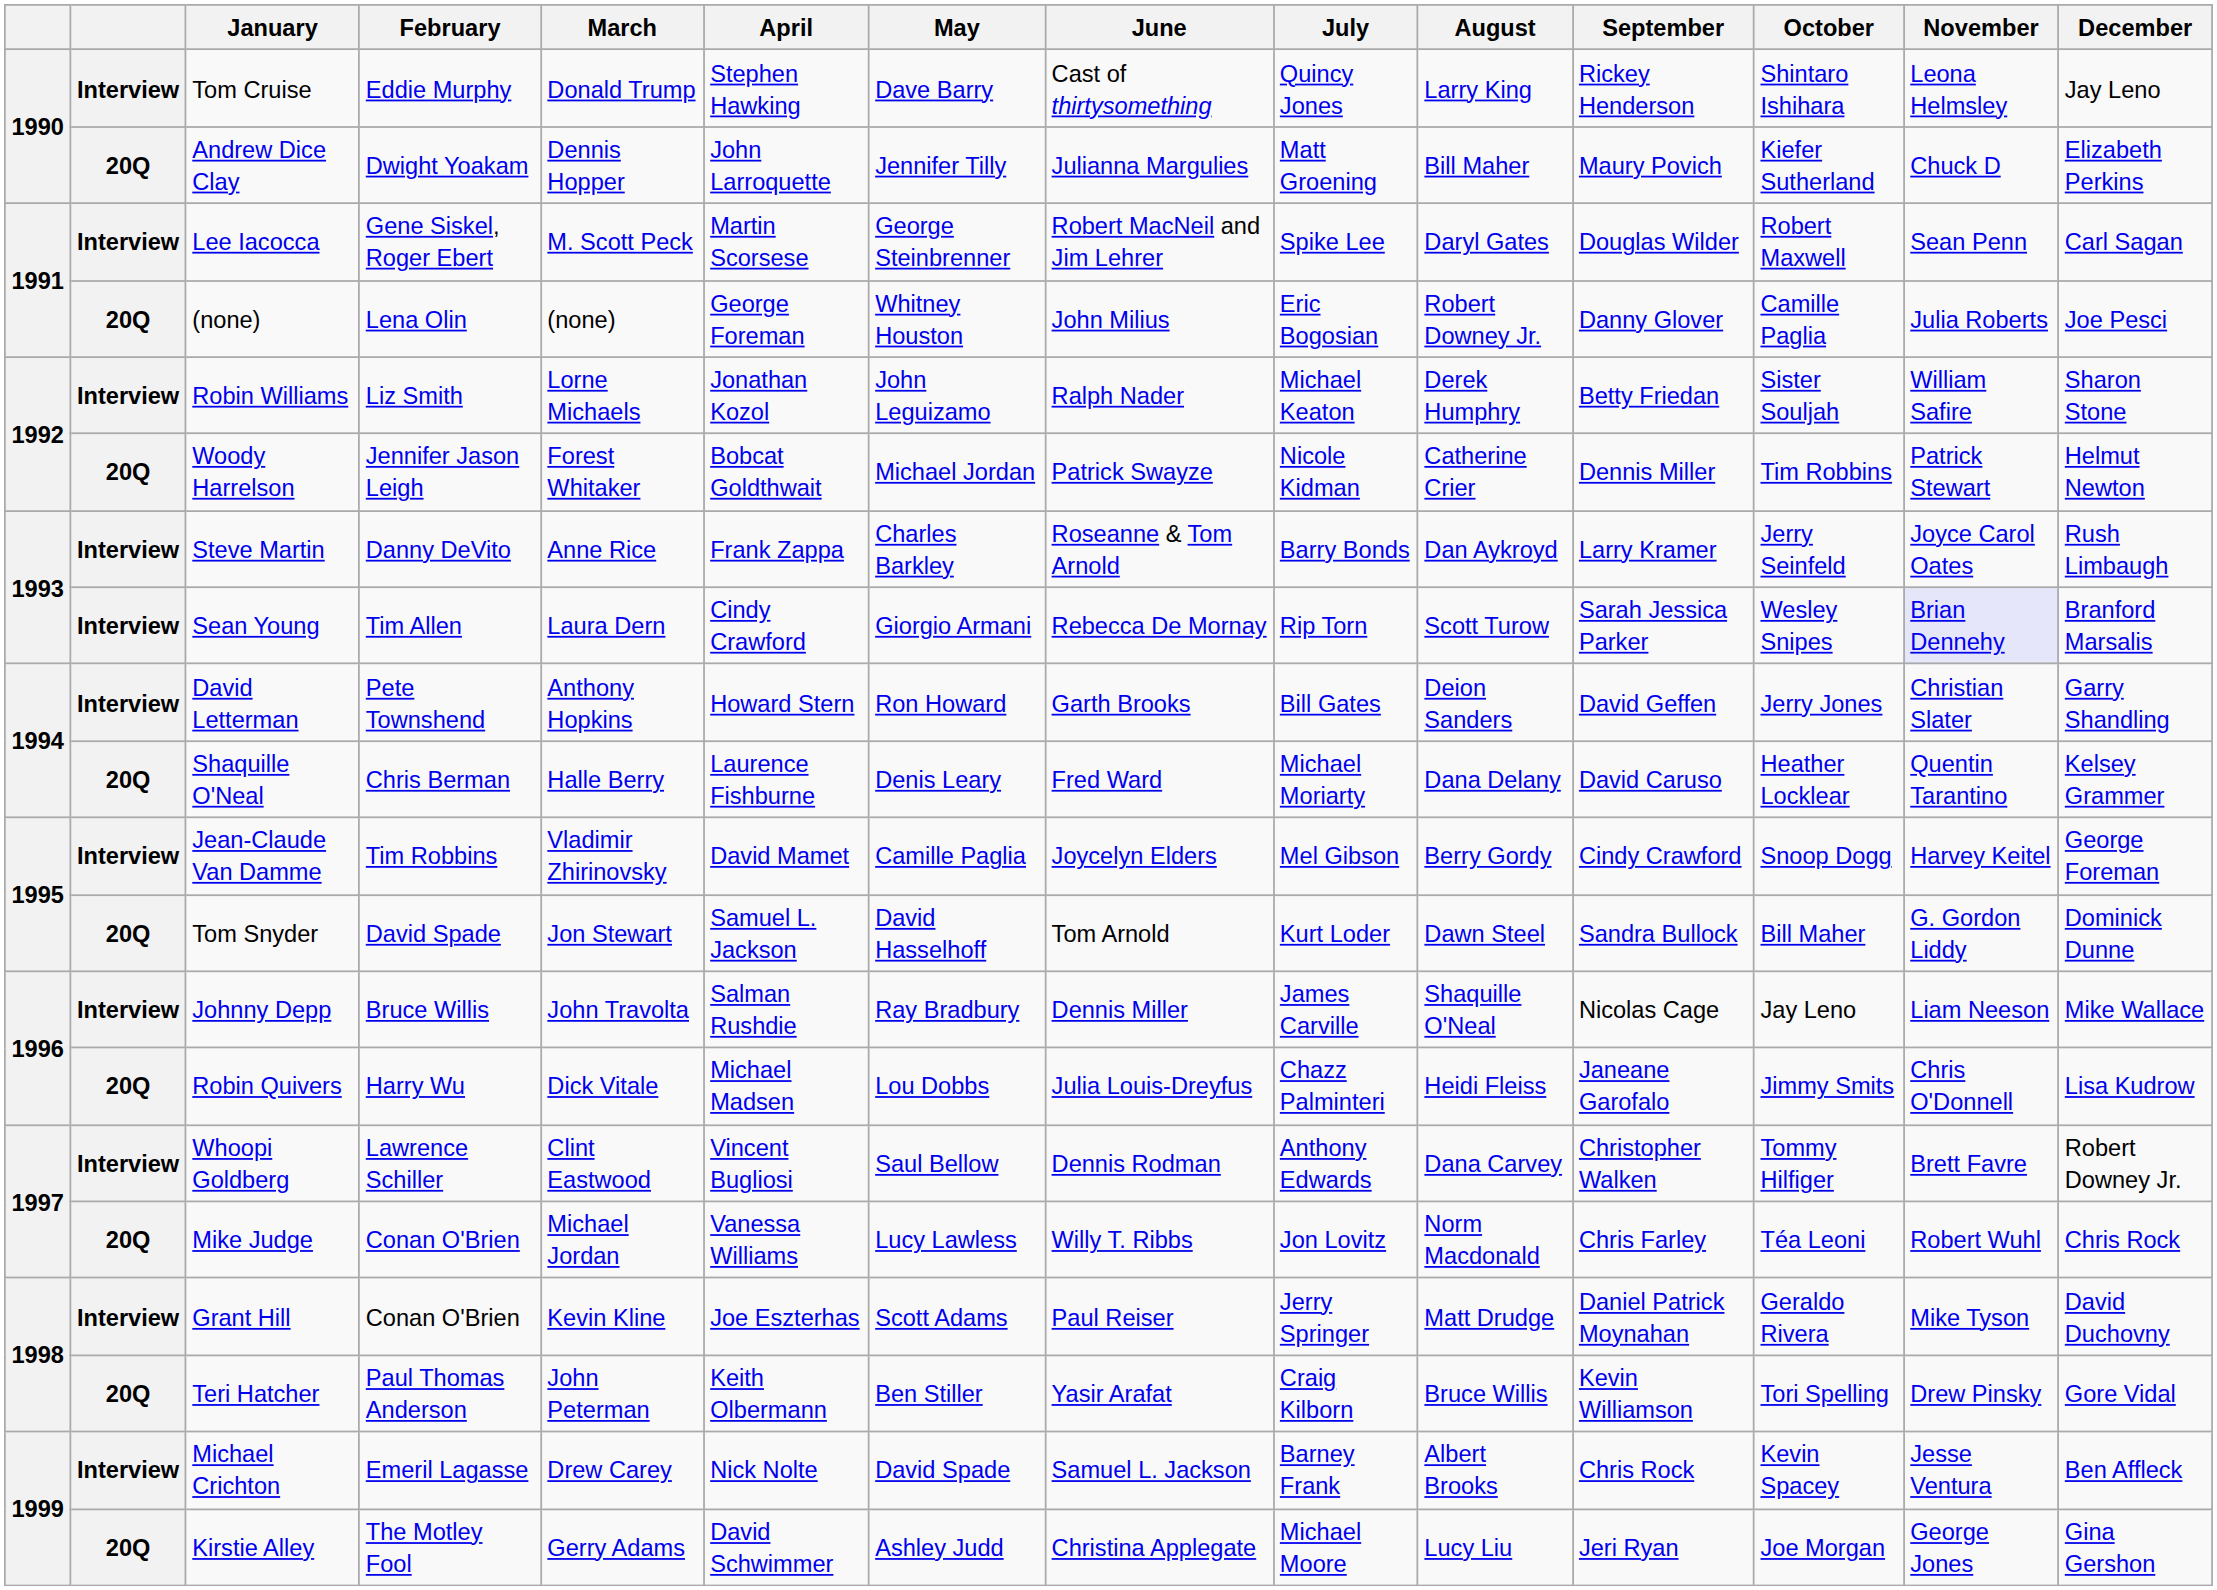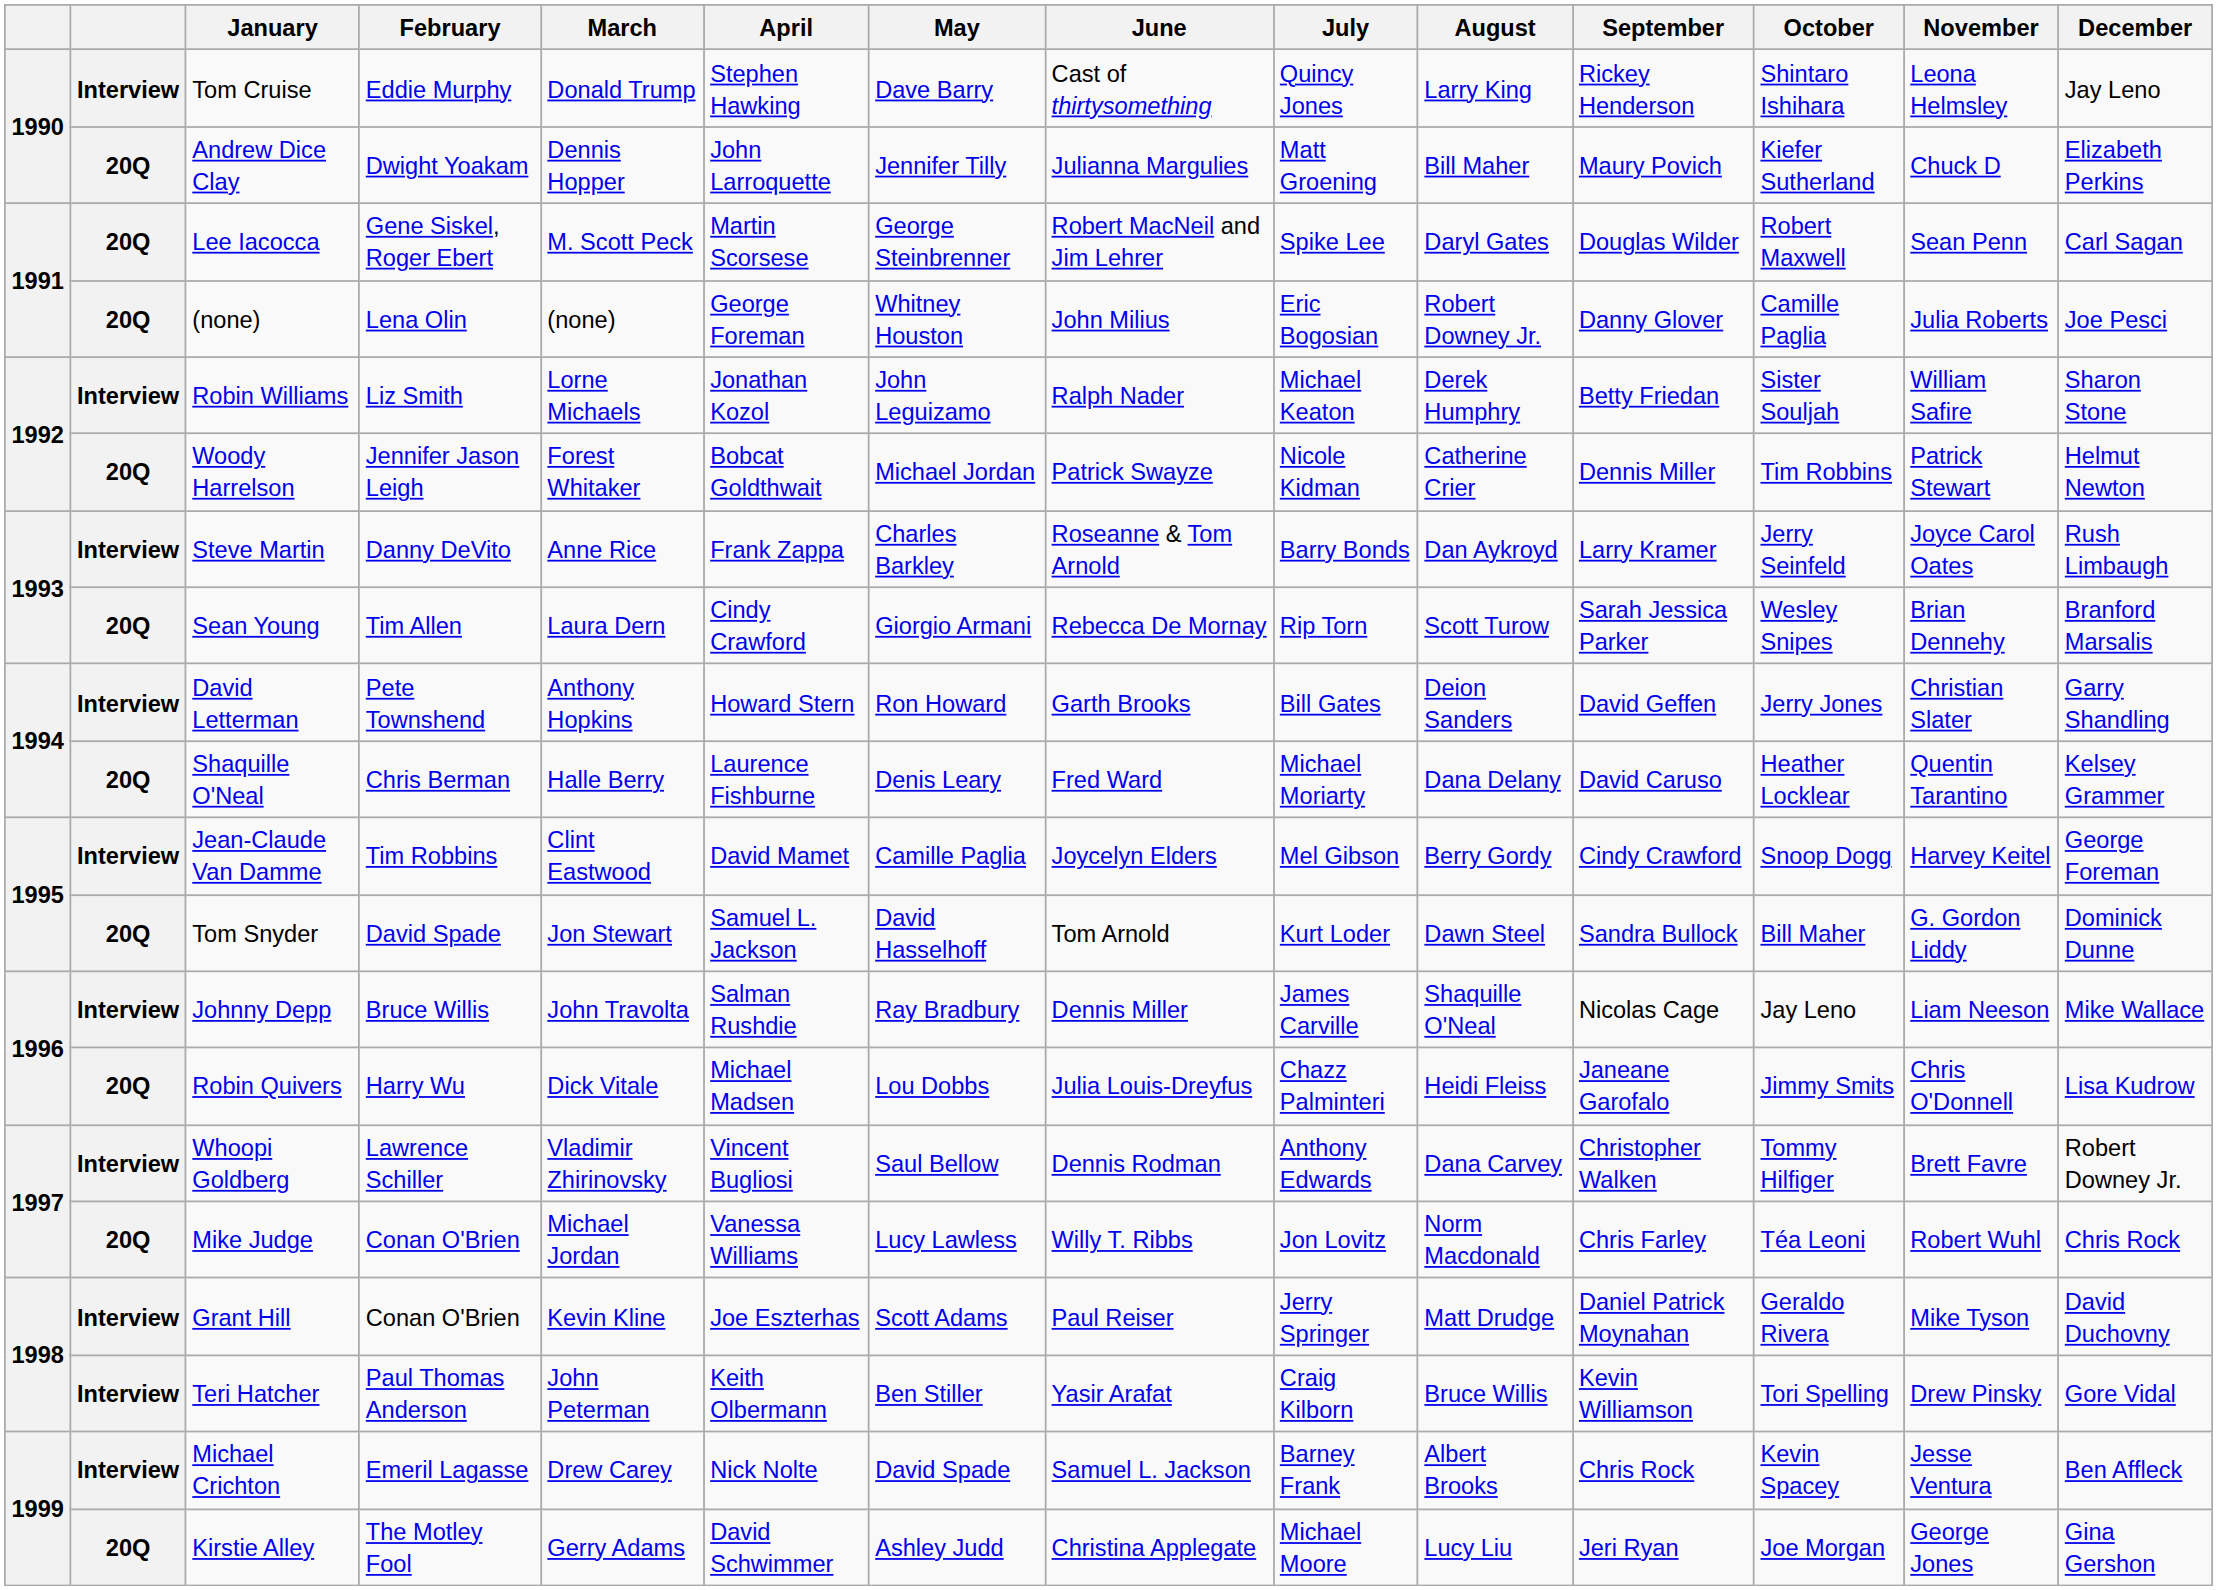(128, 243) Interview -> (128, 243) 20Q
(128, 626) Interview -> (128, 626) 20Q
(1957, 626) lavender background -> (1957, 626) no background
(607, 857) Vladimir Zhirinovsky -> (599, 857) Clint Eastwood
(599, 1164) Clint Eastwood -> (607, 1164) Vladimir Zhirinovsky
(128, 1394) 20Q -> (128, 1394) Interview
